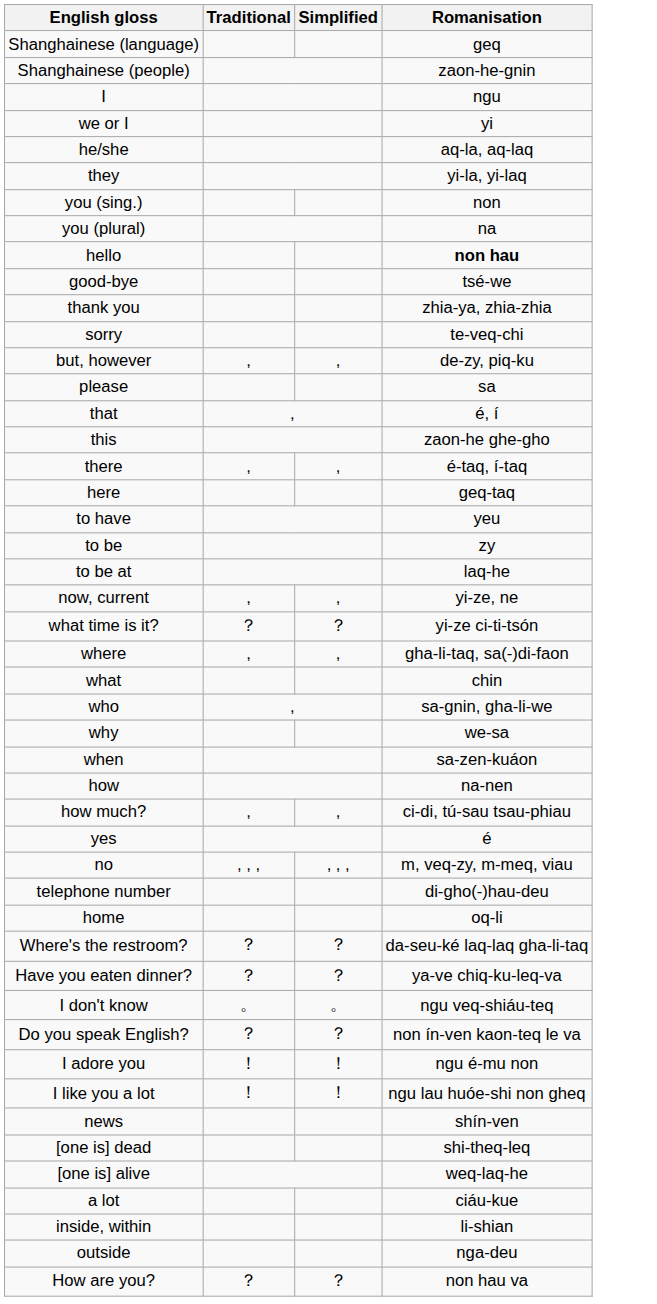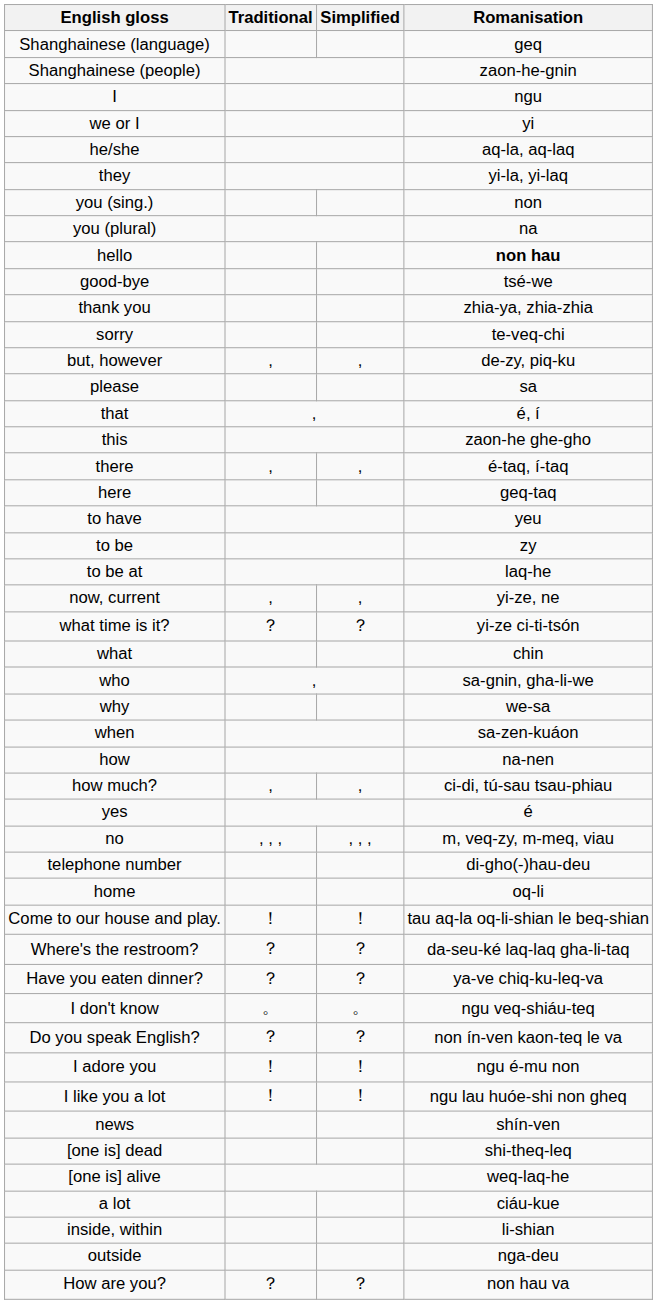- row: (104, 654)
+ row: (115, 919)
